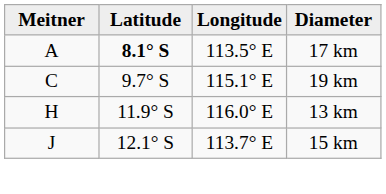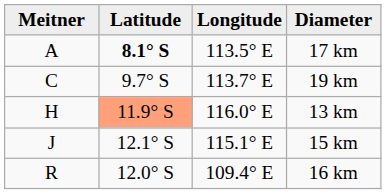(239, 81) 115.1° E -> (239, 81) 113.7° E
(145, 111) no background -> (145, 111) lightsalmon background
(239, 142) 113.7° E -> (239, 142) 115.1° E
+ row: (333, 173)
